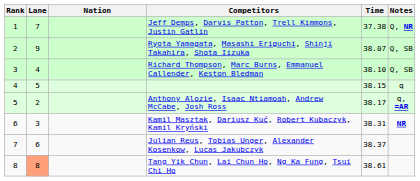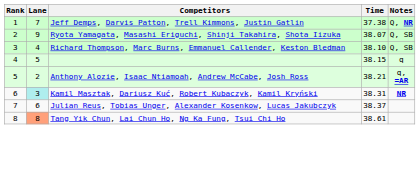- column: (97, 11)
(375, 103) 38.17 -> (375, 77) 38.21
(37, 124) no background -> (37, 94) paleturquoise background
